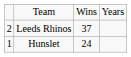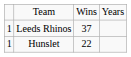(9, 28) 2 -> (9, 28) 1
(87, 44) 24 -> (87, 44) 22
